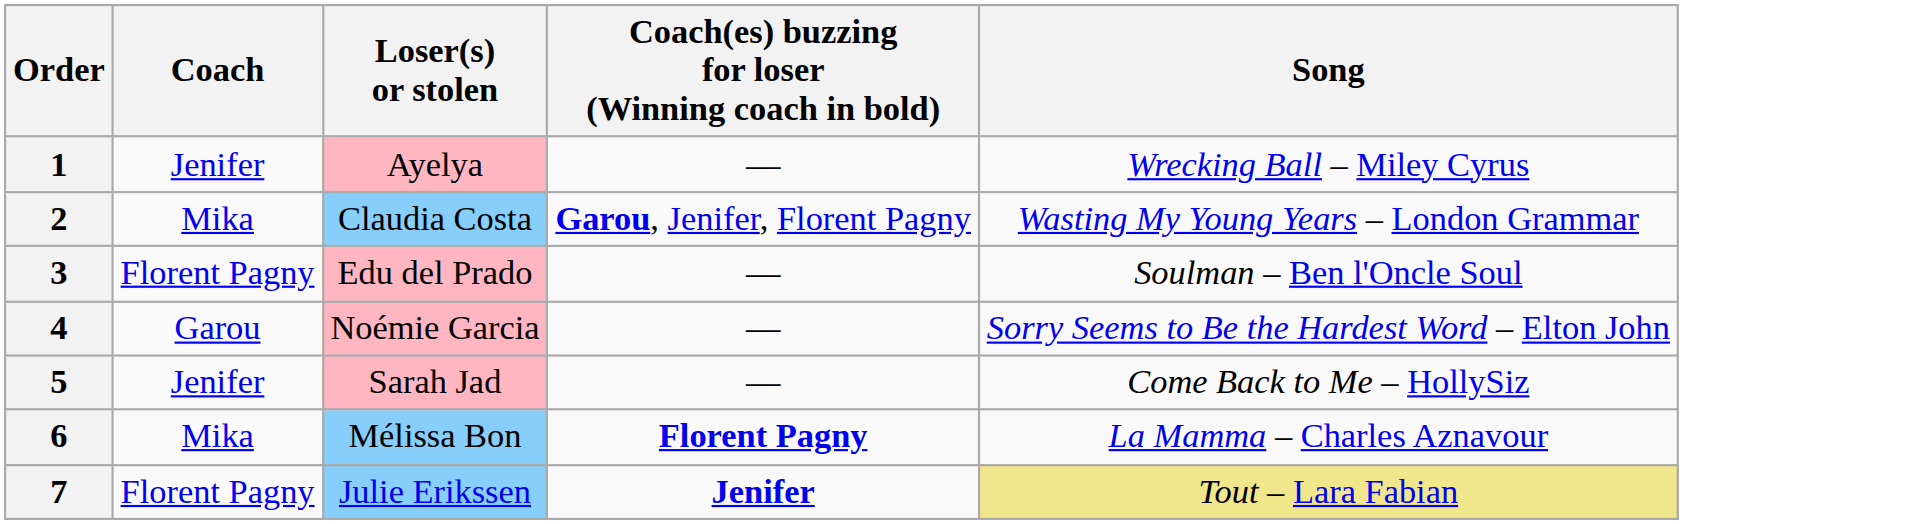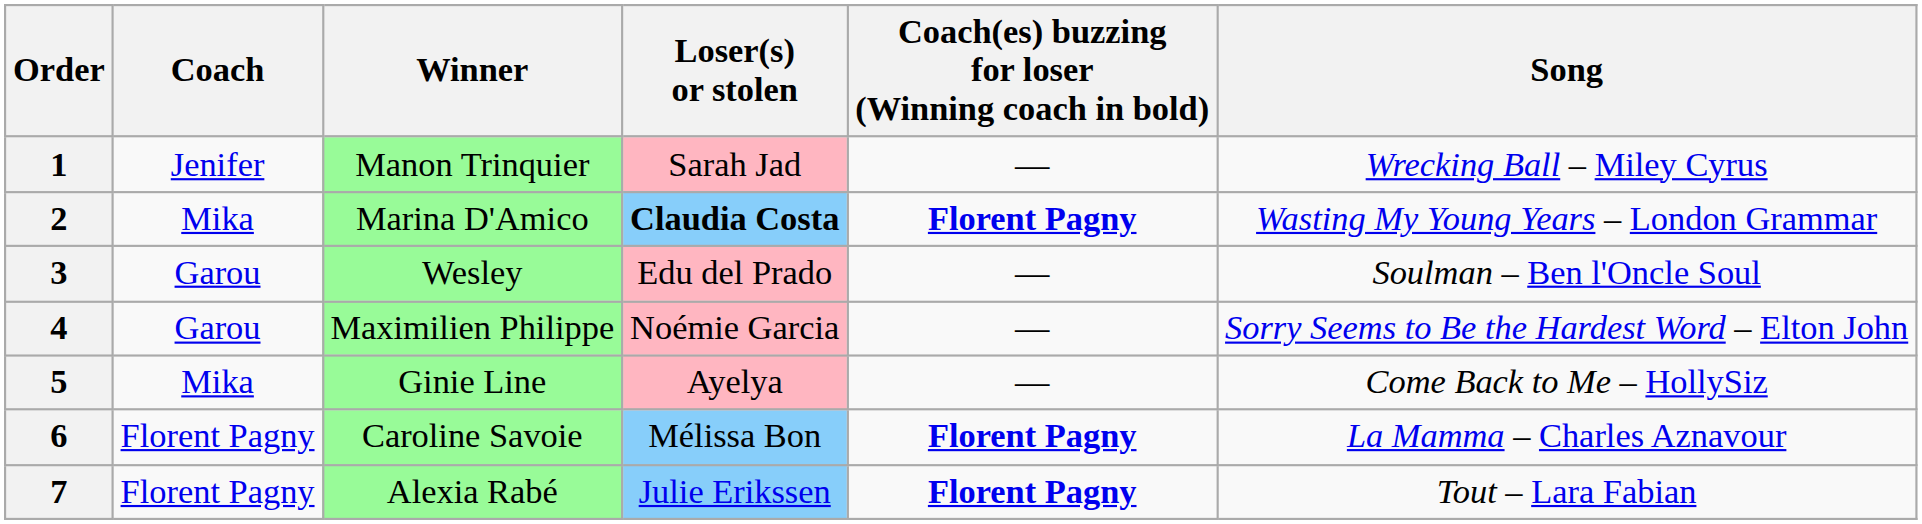+ column: (472, 70)
(435, 163) Ayelya -> (735, 163) Sarah Jad
(435, 218) normal -> (735, 218) bold
(763, 218) Garou, Jenifer, Florent Pagny -> (1032, 218) Florent Pagny
(218, 272) Florent Pagny -> (218, 272) Garou
(218, 381) Jenifer -> (218, 381) Mika
(435, 381) Sarah Jad -> (735, 381) Ayelya
(218, 436) Mika -> (218, 436) Florent Pagny
(763, 491) Jenifer -> (1032, 491) Florent Pagny
(1328, 491) khaki background -> (1567, 491) no background
